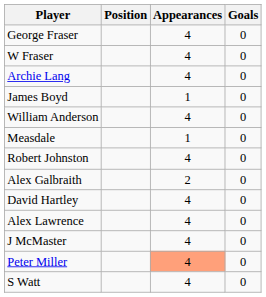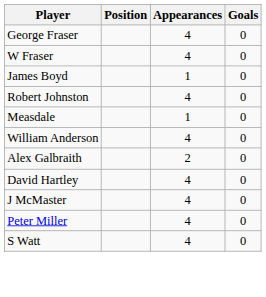- row: (39, 76)
rows swapped: (48, 158) <-> (53, 117)
- row: (46, 220)
(188, 261) lightsalmon background -> (188, 220) no background
